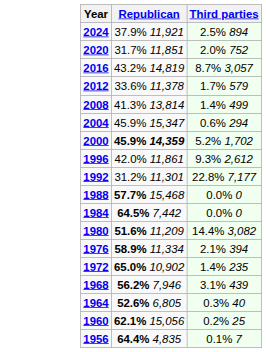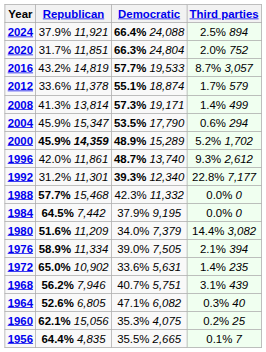+ column: (149, 14)
